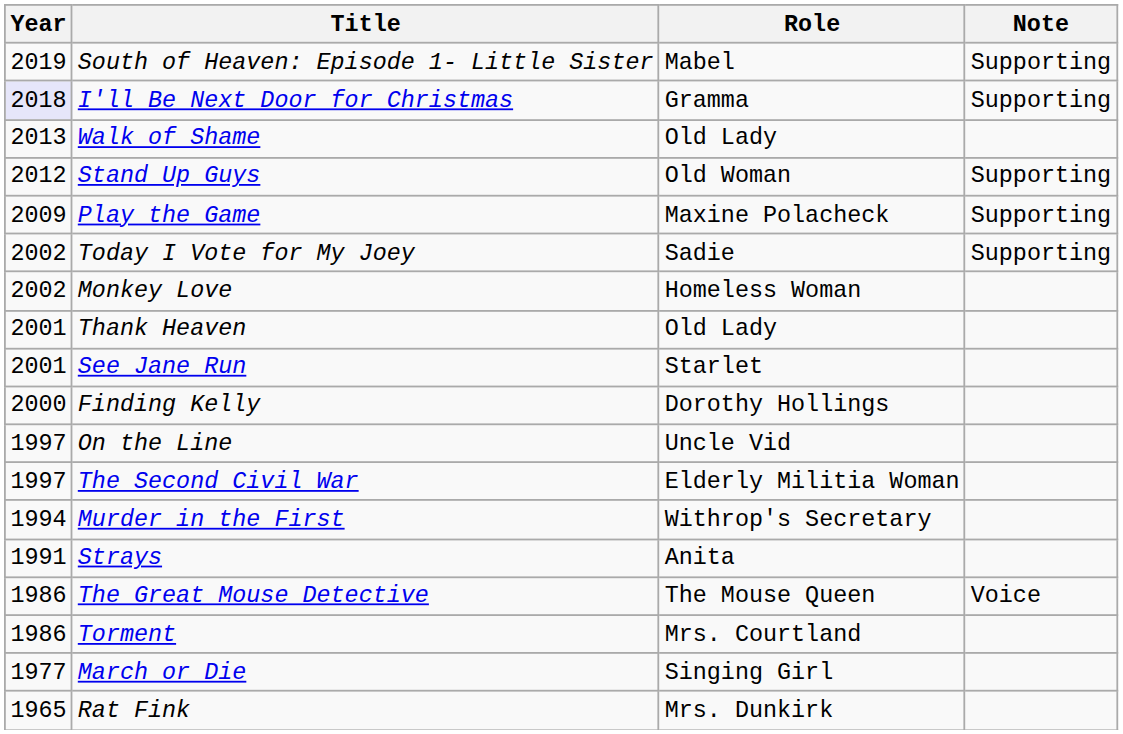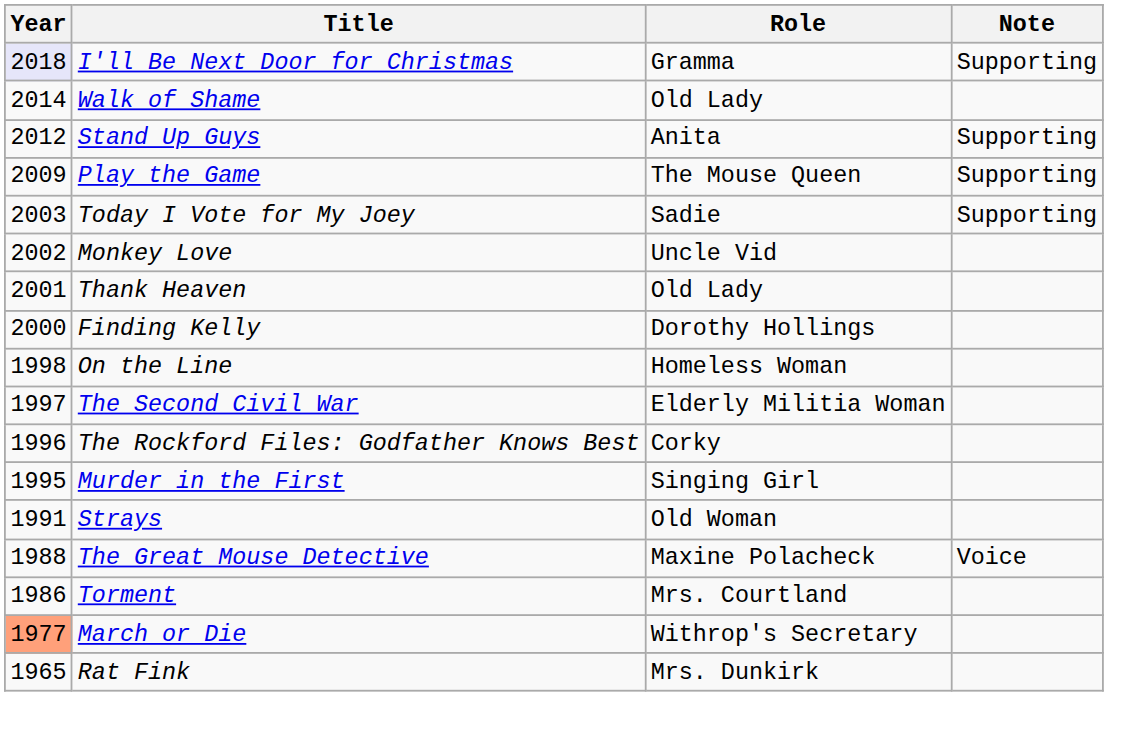- row: (366, 62)
(39, 138) 2013 -> (39, 100) 2014
(728, 177) Old Woman -> (686, 138) Anita
(777, 215) Maxine Polacheck -> (756, 177) The Mouse Queen
(39, 253) 2002 -> (39, 215) 2003
(763, 291) Homeless Woman -> (714, 253) Uncle Vid
- row: (162, 367)
(39, 443) 1997 -> (39, 367) 1998
(728, 443) Uncle Vid -> (749, 367) Homeless Woman
+ row: (359, 443)
(39, 520) 1994 -> (39, 482) 1995
(798, 520) Withrop's Secretary -> (735, 482) Singing Girl
(700, 558) Anita -> (714, 520) Old Woman
(39, 596) 1986 -> (39, 558) 1988
(770, 596) The Mouse Queen -> (763, 558) Maxine Polacheck
(39, 672) no background -> (39, 634) lightsalmon background
(749, 672) Singing Girl -> (784, 634) Withrop's Secretary
